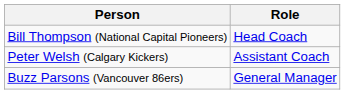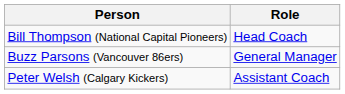rows swapped: (88, 57) <-> (95, 78)
